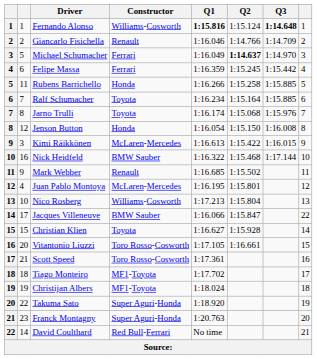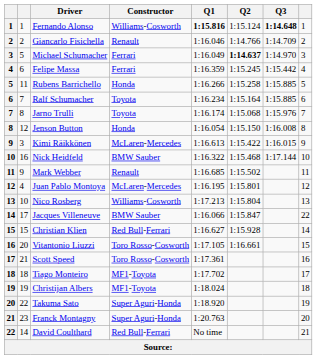(124, 230) Toyota -> (141, 230) Red Bull-Ferrari
